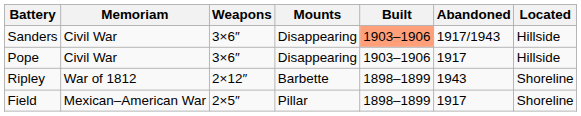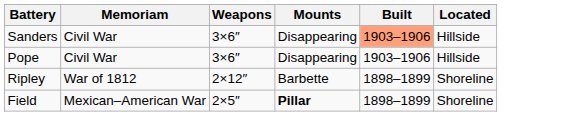- column: (474, 15)
(293, 100) normal -> (294, 100) bold
